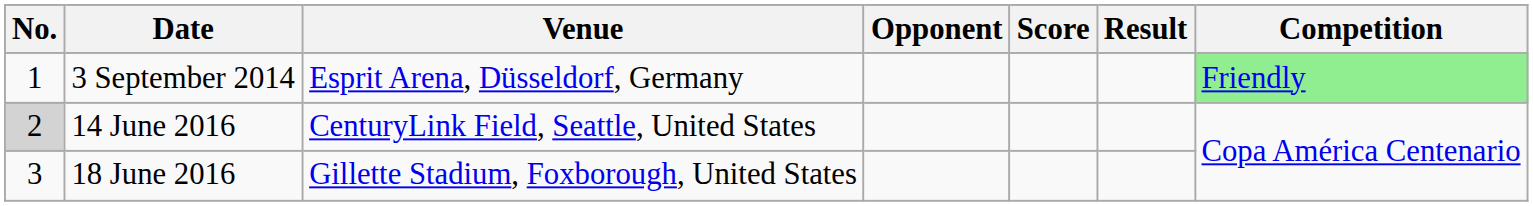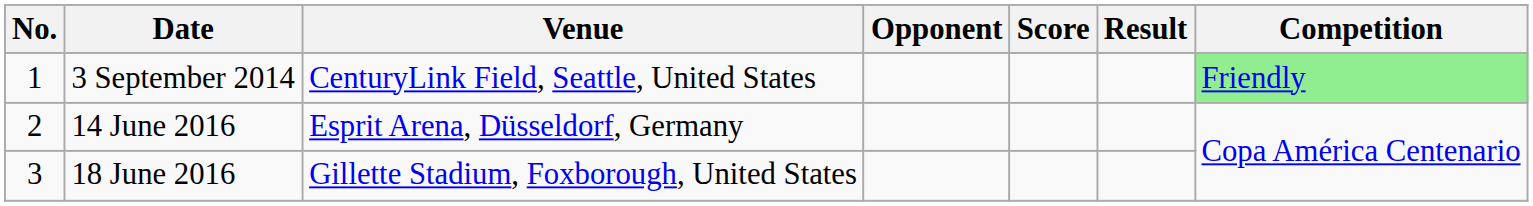(526, 77) Esprit Arena, Düsseldorf, Germany -> (563, 77) CenturyLink Field, Seattle, United States
(35, 126) lightgrey background -> (35, 126) no background
(563, 126) CenturyLink Field, Seattle, United States -> (526, 126) Esprit Arena, Düsseldorf, Germany
